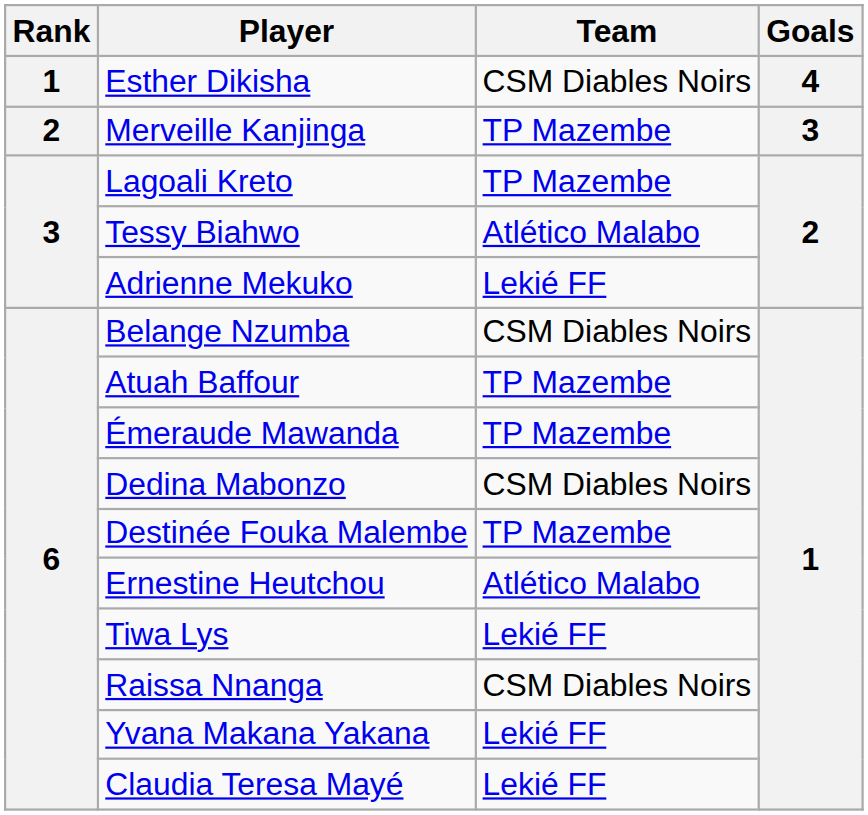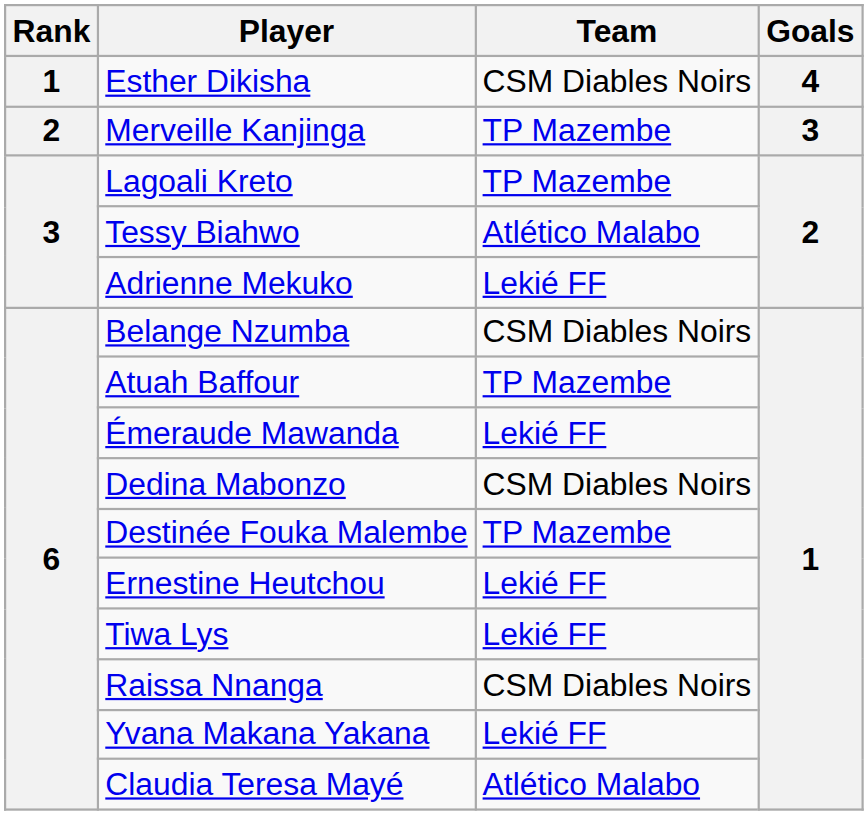(577, 433) TP Mazembe -> (544, 433) Lekié FF
(591, 584) Atlético Malabo -> (544, 584) Lekié FF
(544, 785) Lekié FF -> (591, 785) Atlético Malabo
